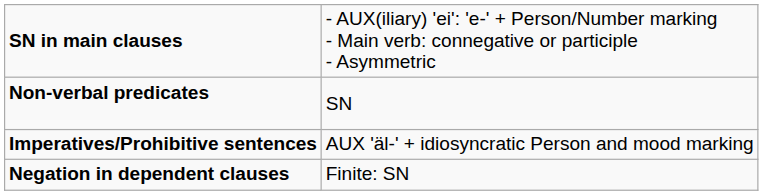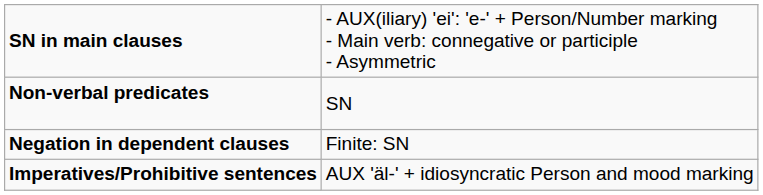rows swapped: (163, 144) <-> (149, 174)
